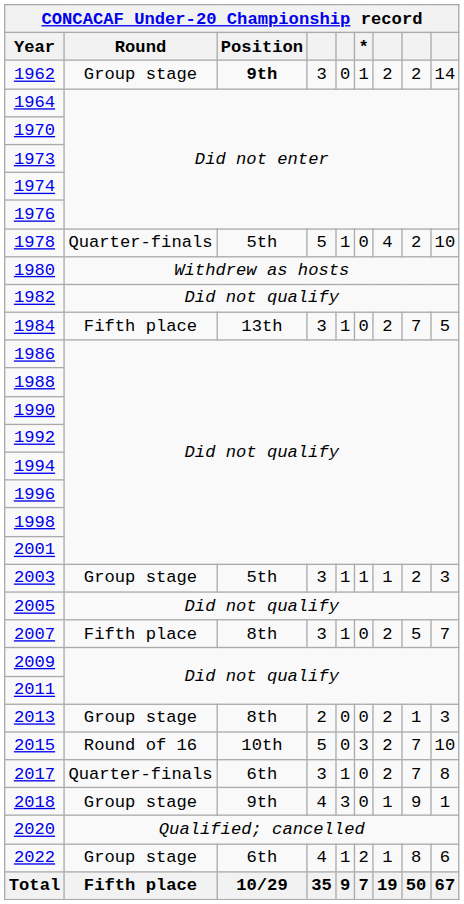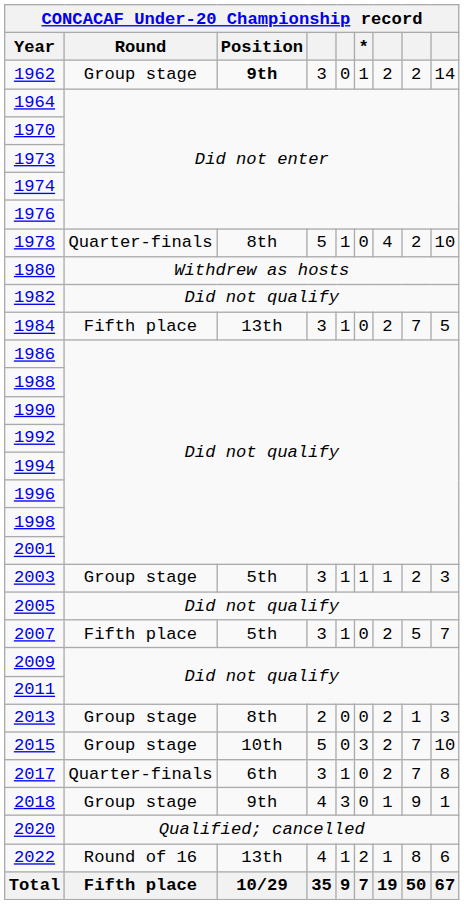(262, 242) 5th -> (262, 242) 8th
(262, 634) 8th -> (262, 634) 5th
(140, 746) Round of 16 -> (140, 746) Group stage
(140, 858) Group stage -> (140, 858) Round of 16
(262, 858) 6th -> (262, 858) 13th
